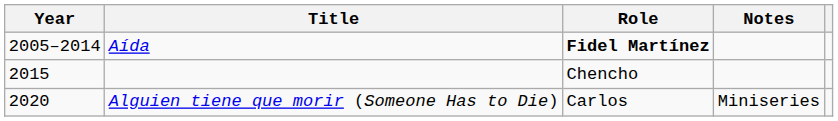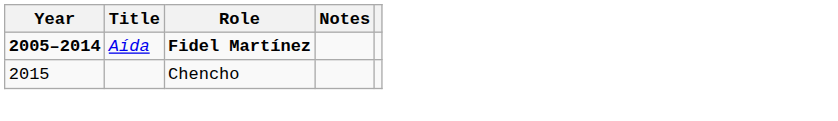(55, 46) normal -> (55, 46) bold
- row: (334, 102)
